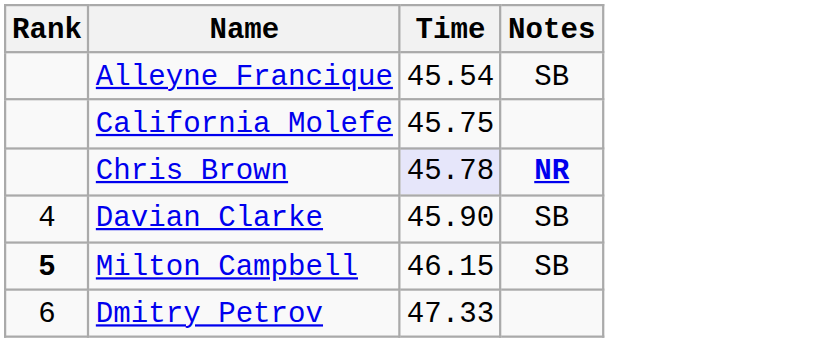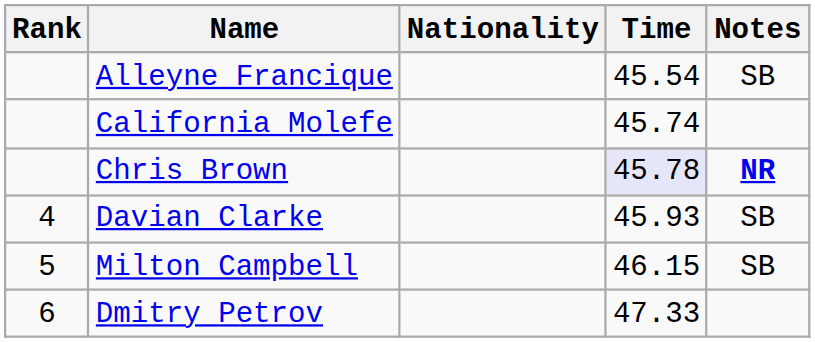+ column: (503, 29)
(450, 124) 45.75 -> (657, 124) 45.74
(450, 219) 45.90 -> (657, 219) 45.93
(47, 266) bold -> (47, 266) normal
